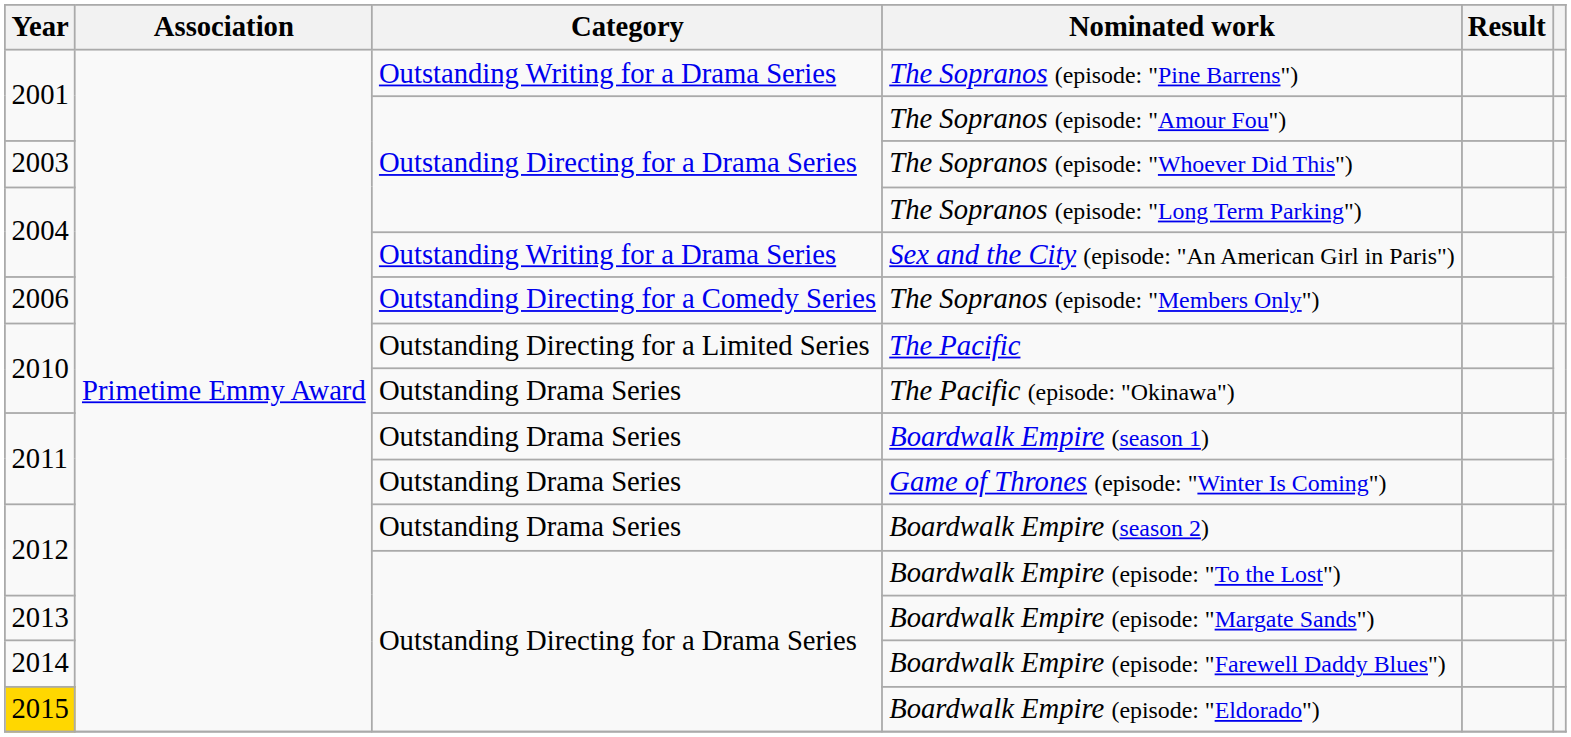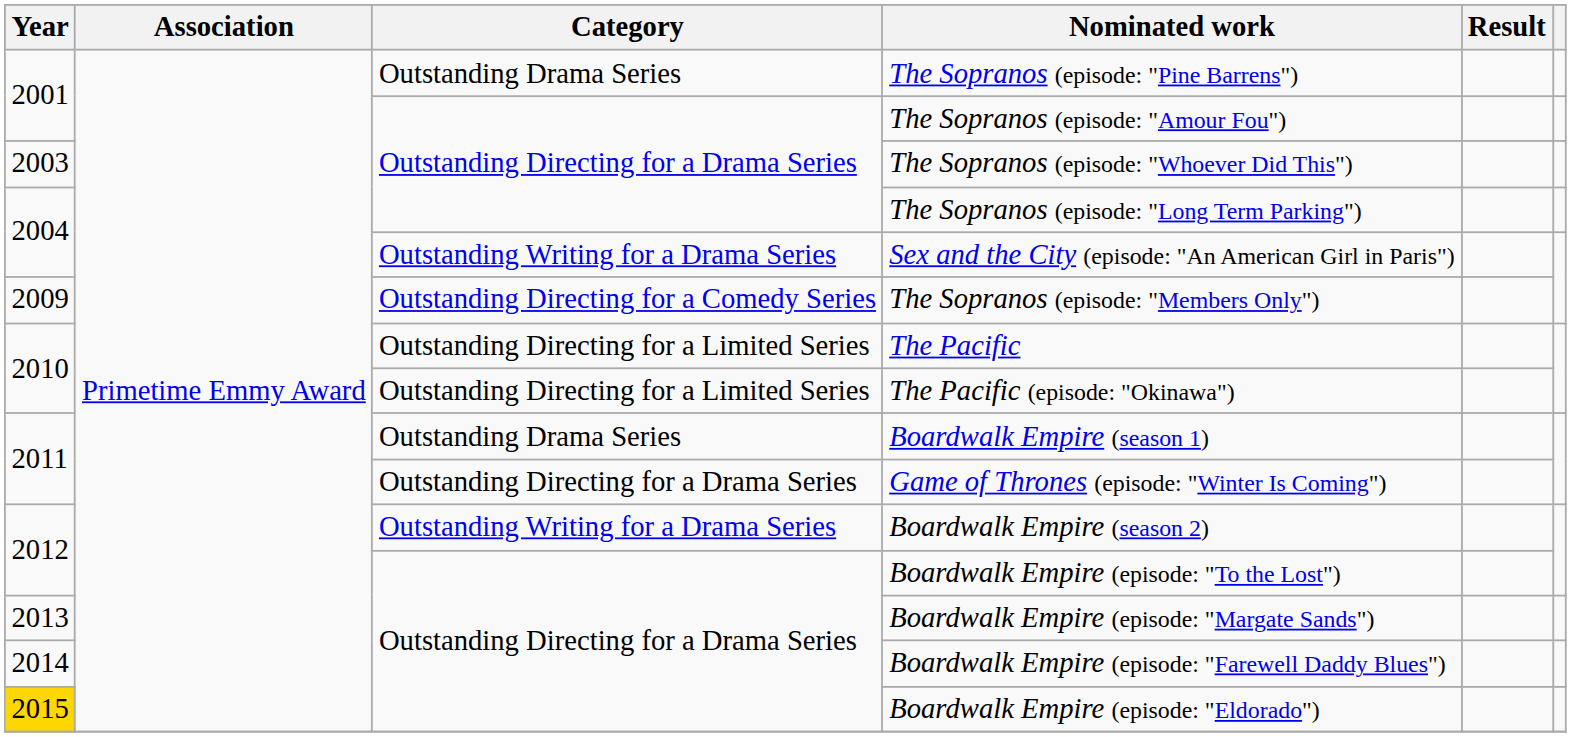(608, 72) Outstanding Writing for a Drama Series -> (530, 72) Outstanding Drama Series
(40, 299) 2006 -> (40, 299) 2009
(530, 390) Outstanding Drama Series -> (624, 390) Outstanding Directing for a Limited Series
(530, 481) Outstanding Drama Series -> (618, 481) Outstanding Directing for a Drama Series
(530, 526) Outstanding Drama Series -> (608, 526) Outstanding Writing for a Drama Series
